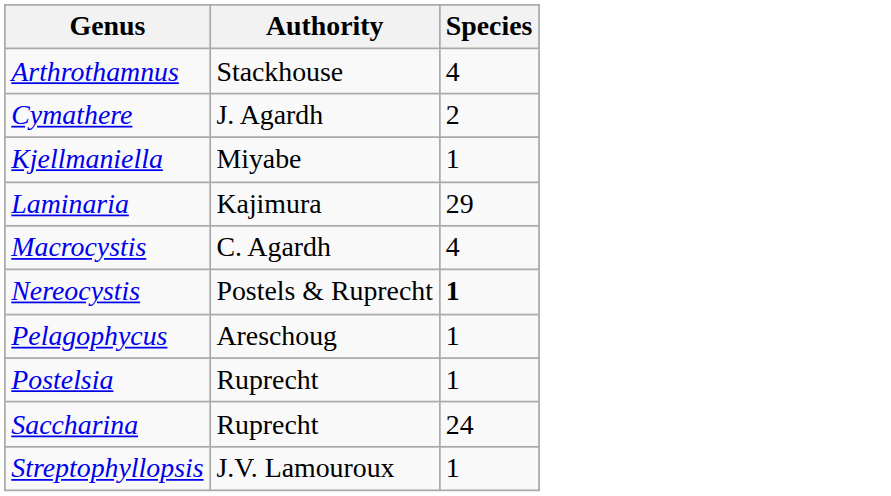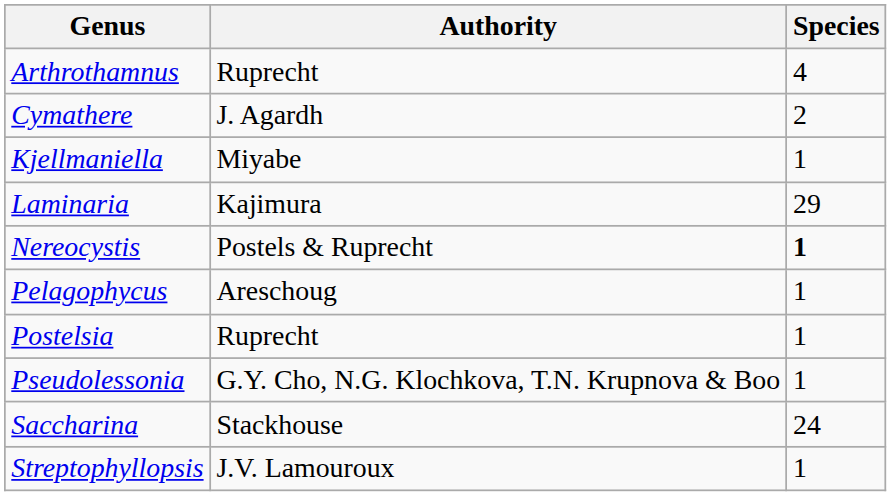(280, 70) Stackhouse -> (267, 70) Ruprecht
- row: (79, 247)
+ row: (98, 379)
(267, 423) Ruprecht -> (280, 423) Stackhouse
